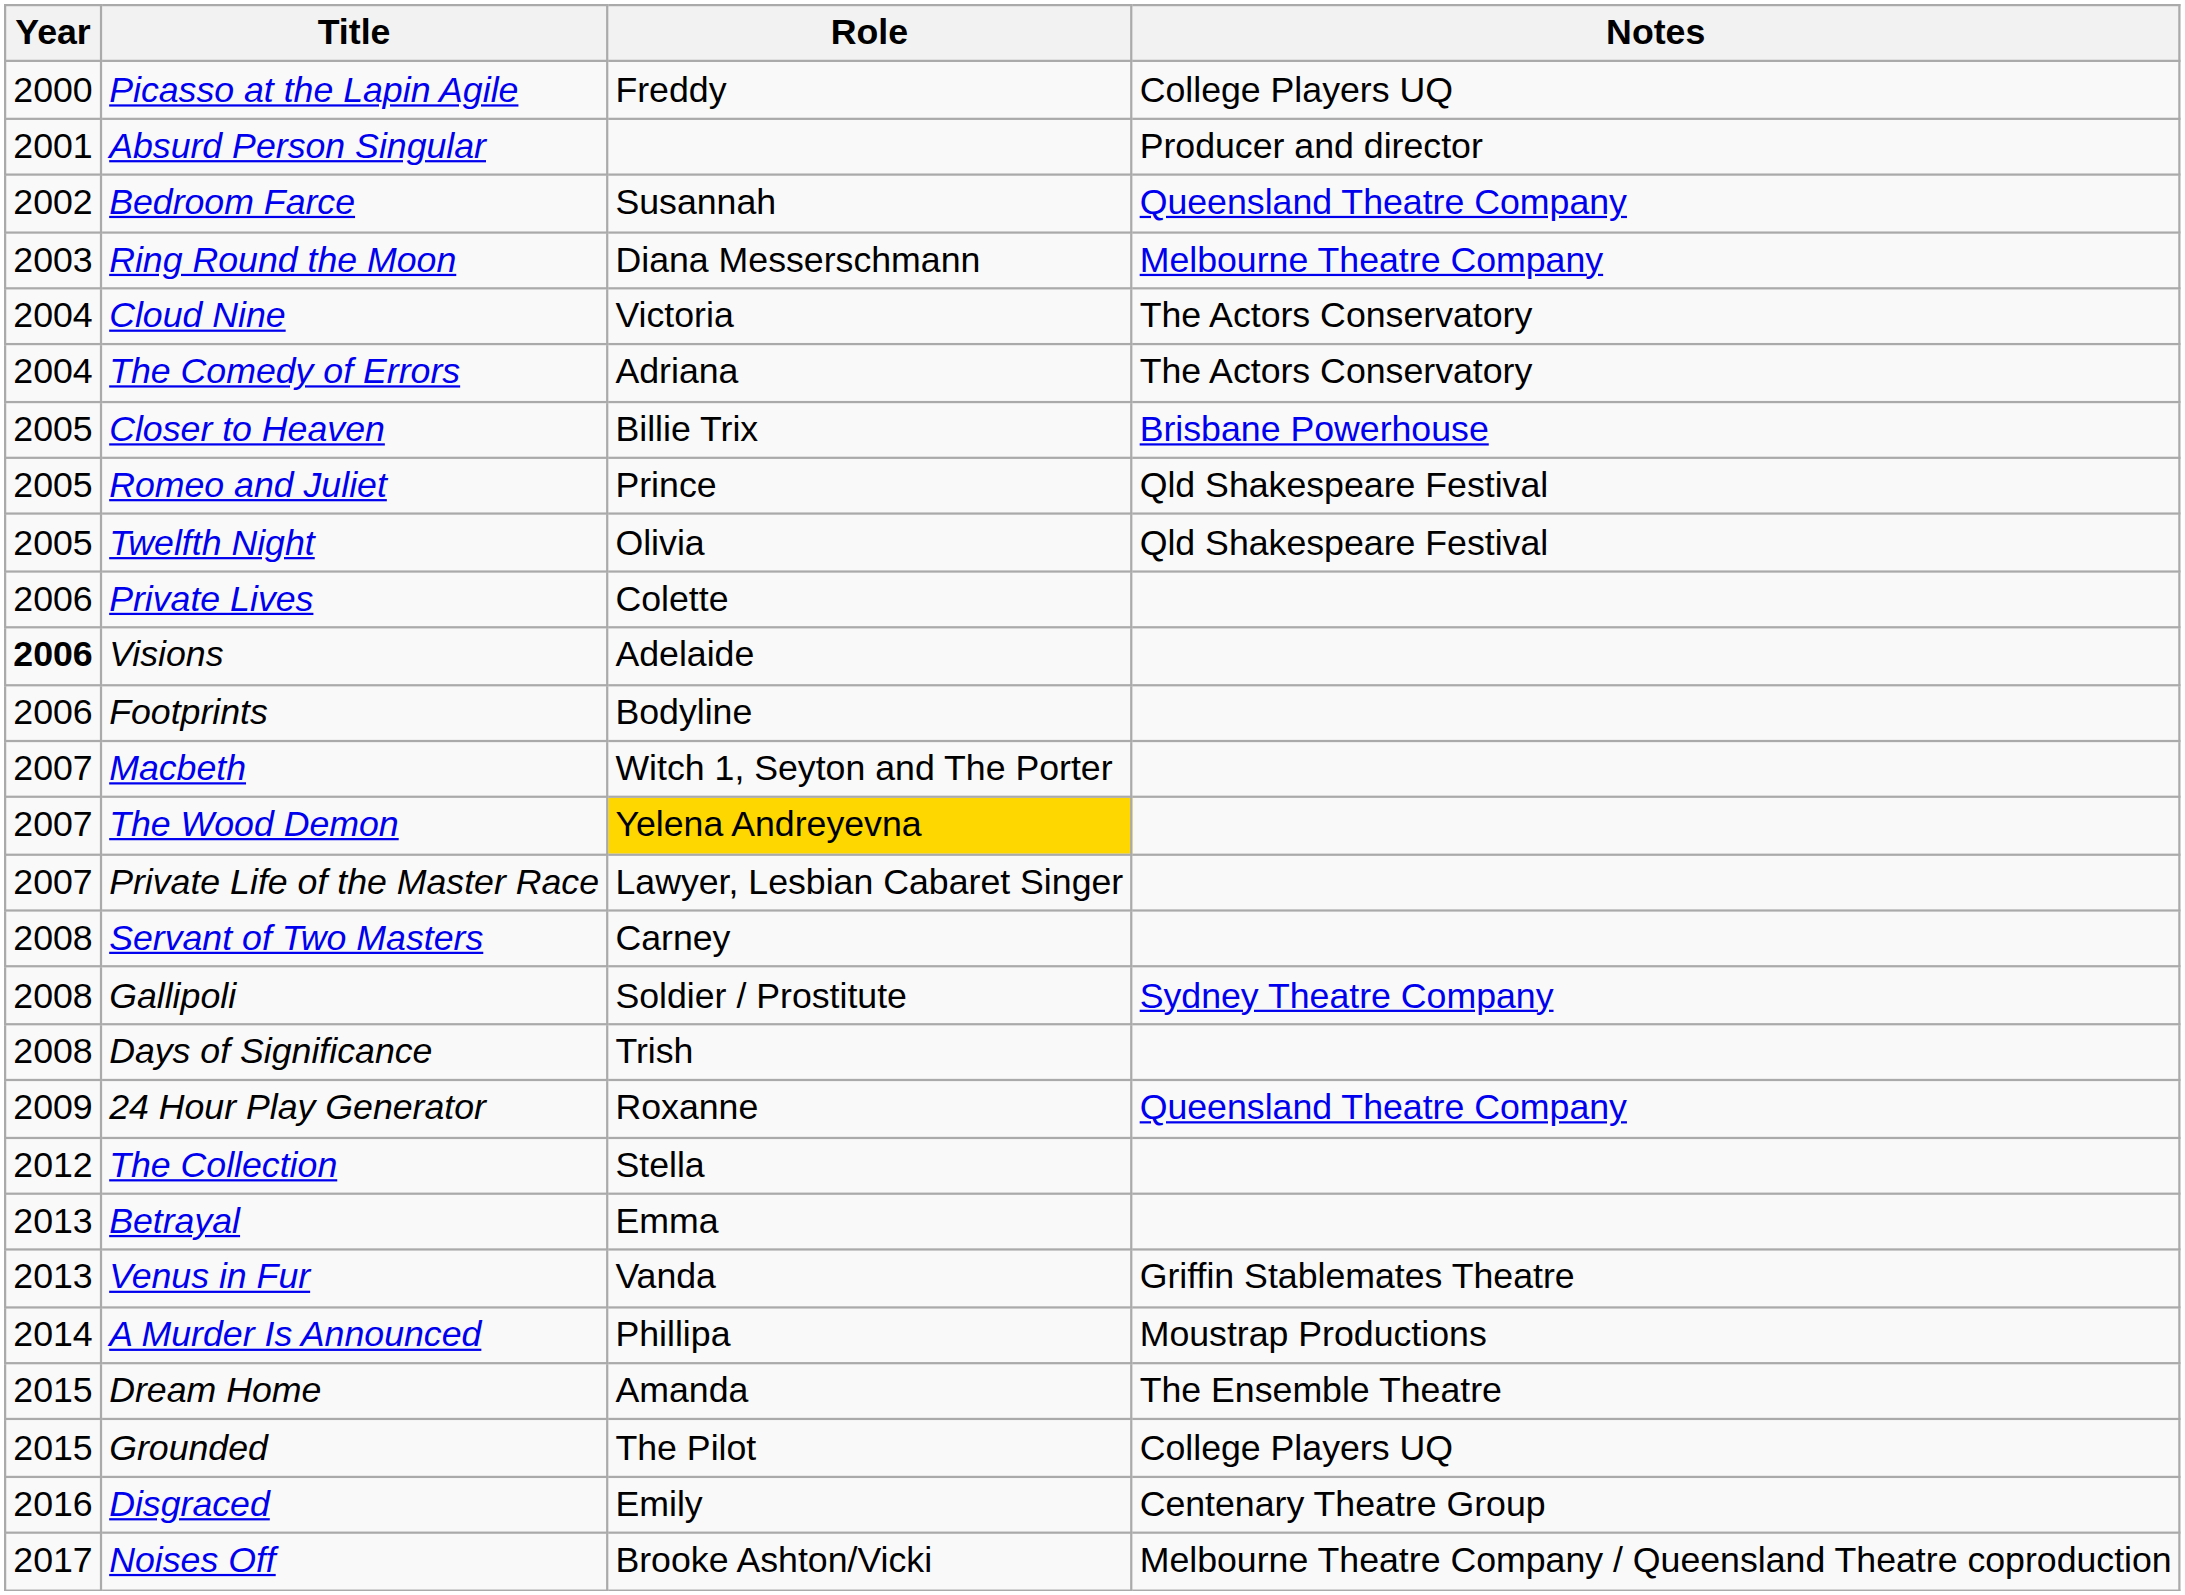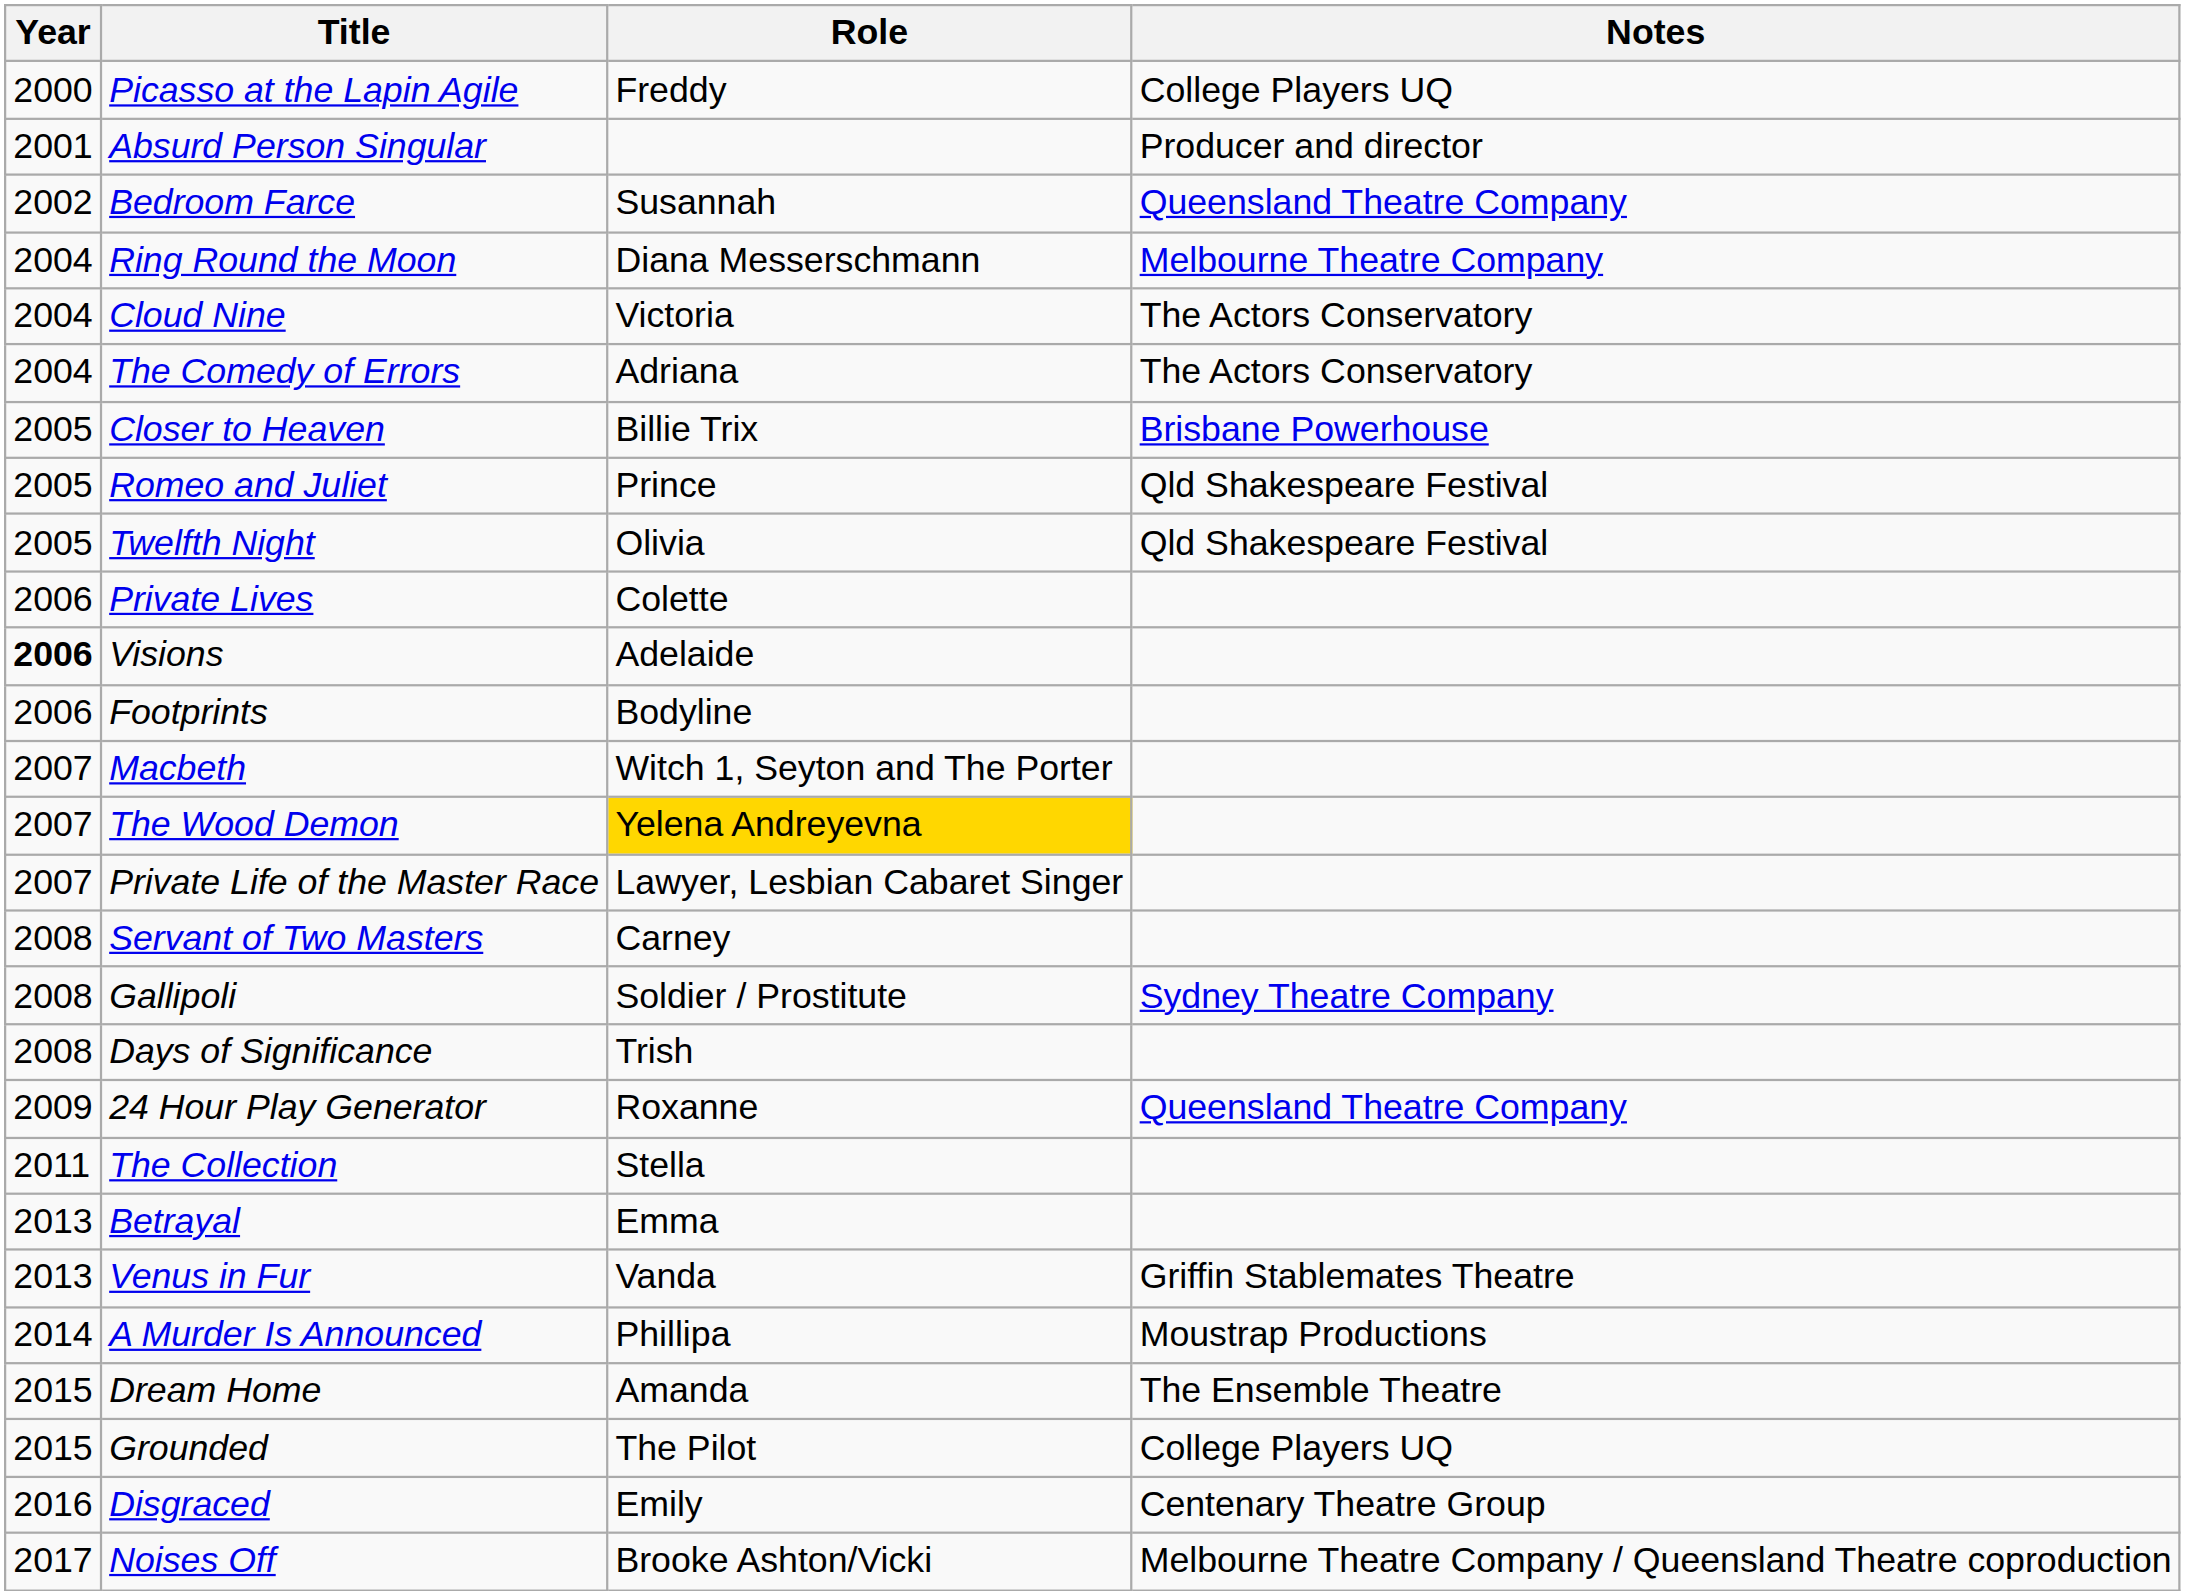(53, 259) 2003 -> (53, 259) 2004
(53, 1164) 2012 -> (52, 1164) 2011
